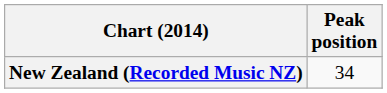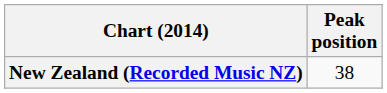(344, 72) 34 -> (344, 72) 38
